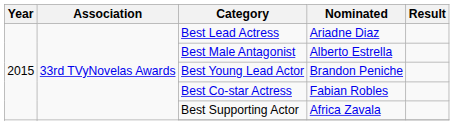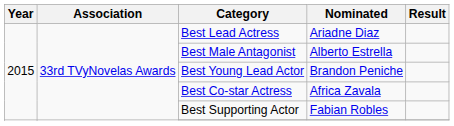(349, 91) Fabian Robles -> (345, 91) Africa Zavala
(345, 110) Africa Zavala -> (349, 110) Fabian Robles
